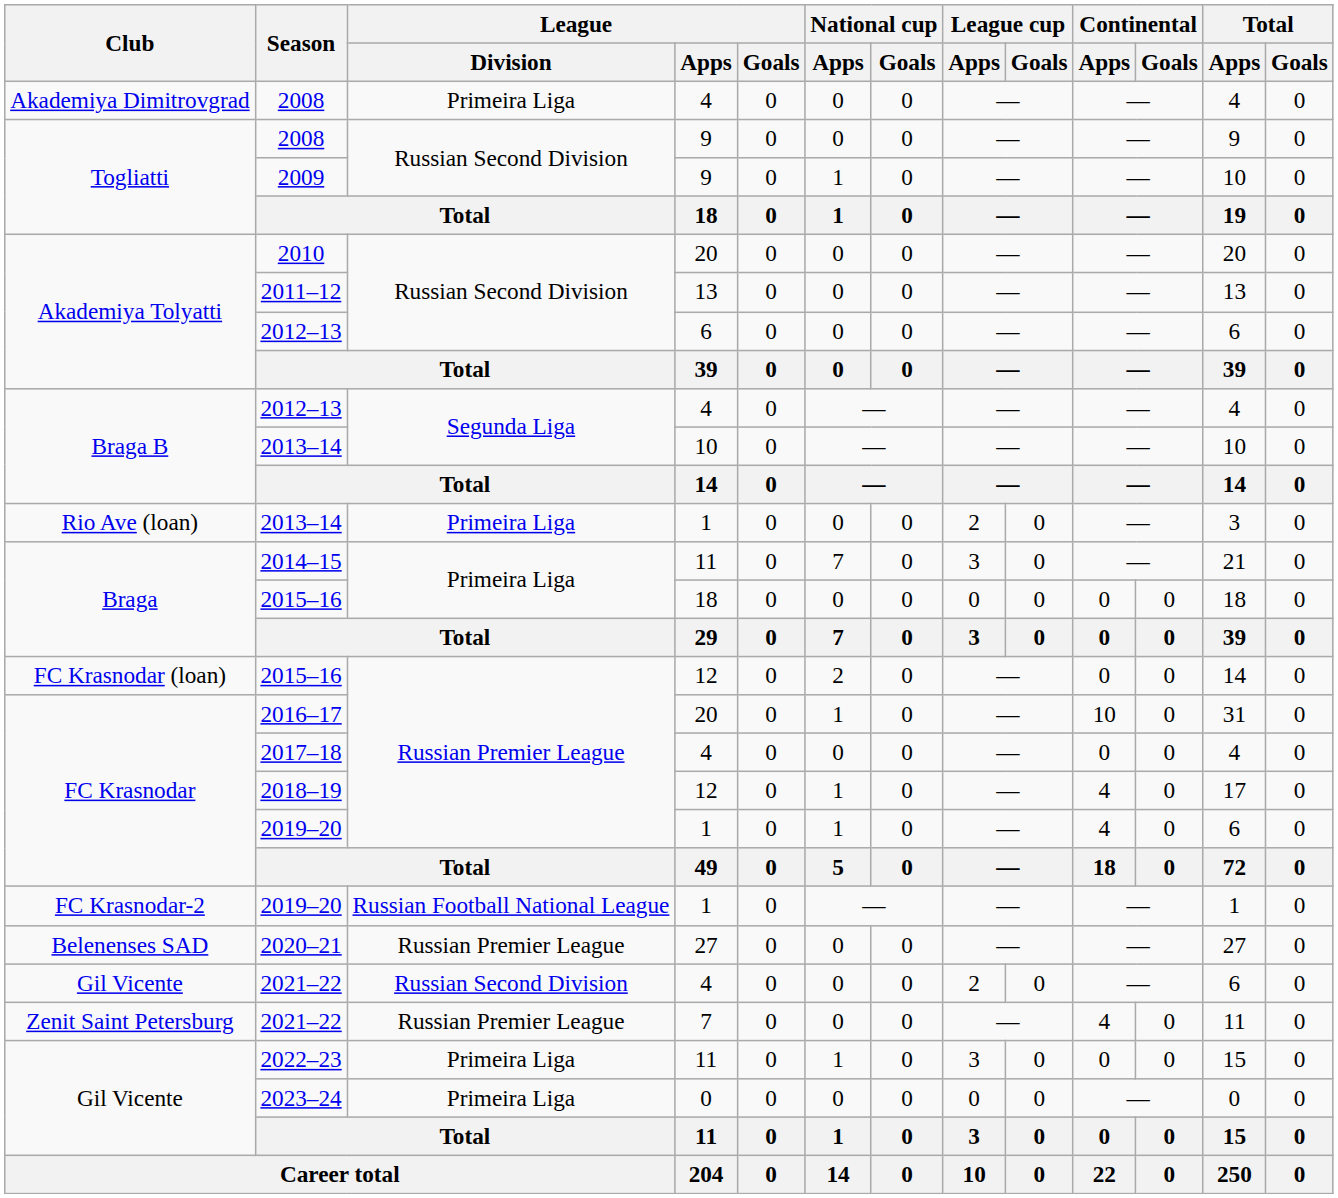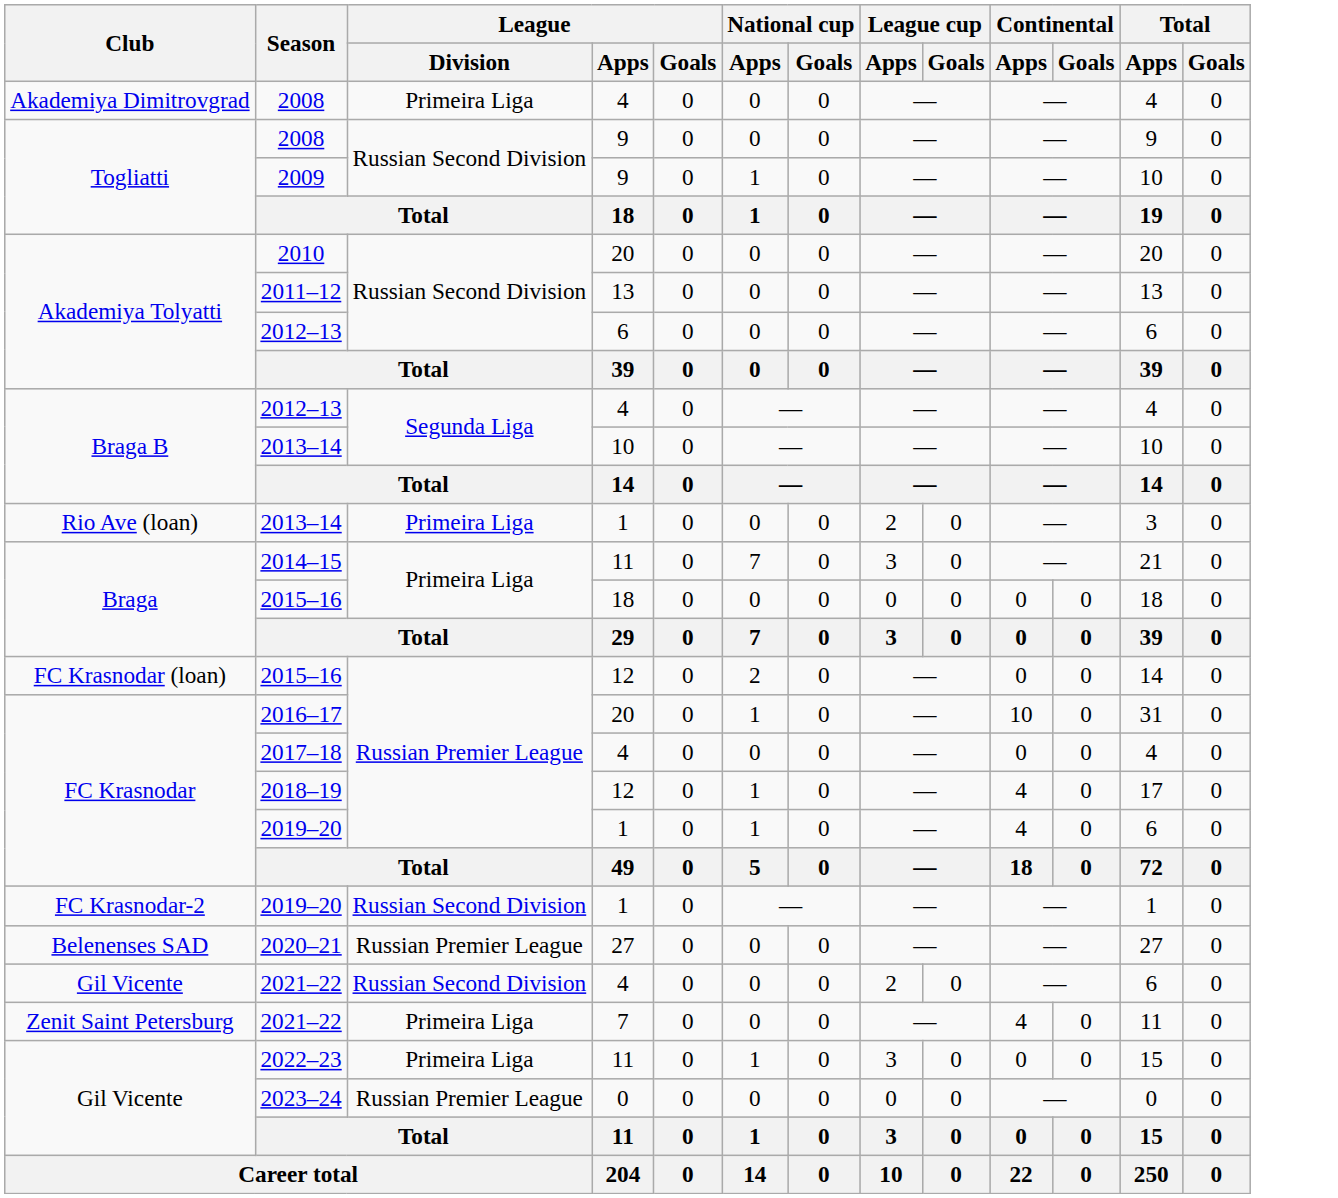(511, 905) Russian Football National League -> (469, 905) Russian Second Division
(511, 1020) Russian Premier League -> (469, 1020) Primeira Liga
(511, 1097) Primeira Liga -> (469, 1097) Russian Premier League
